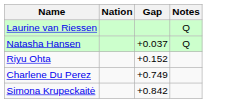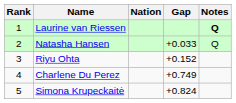+ column: (19, 12)
(186, 28) normal -> (215, 28) bold
(152, 43) +0.037 -> (181, 43) +0.033
(152, 91) +0.842 -> (181, 91) +0.824
